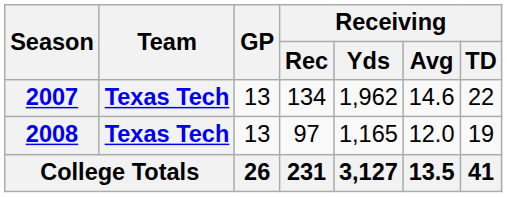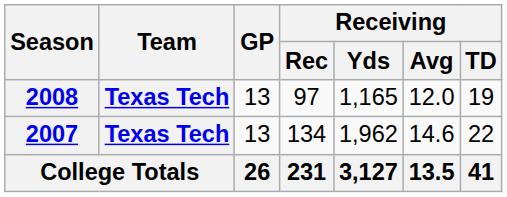rows swapped: (52, 97) <-> (52, 135)
